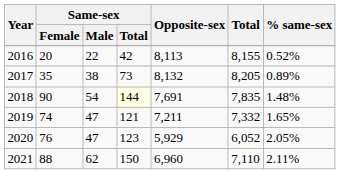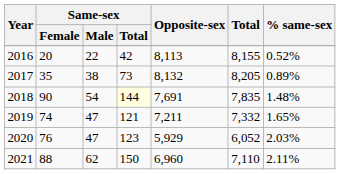(283, 138) 2.05% -> (283, 138) 2.03%
